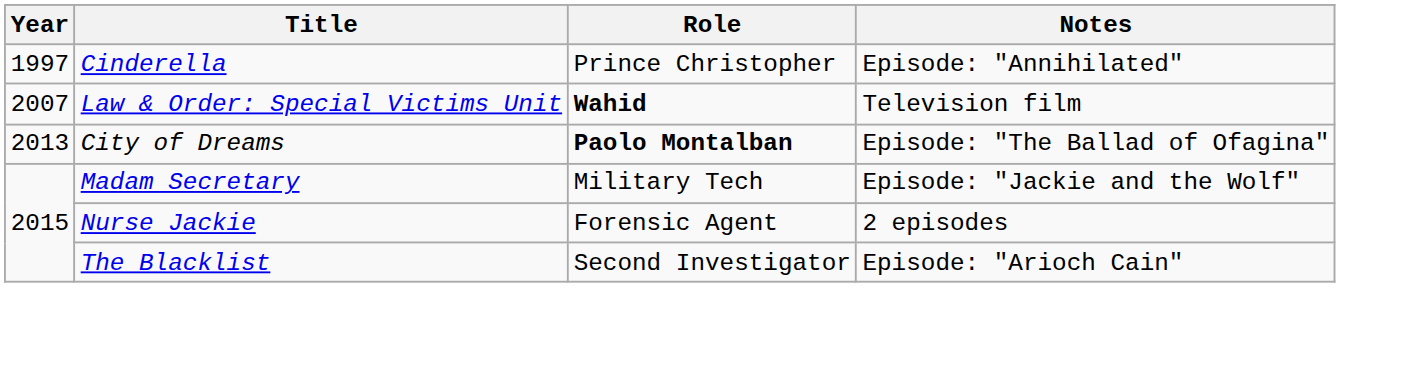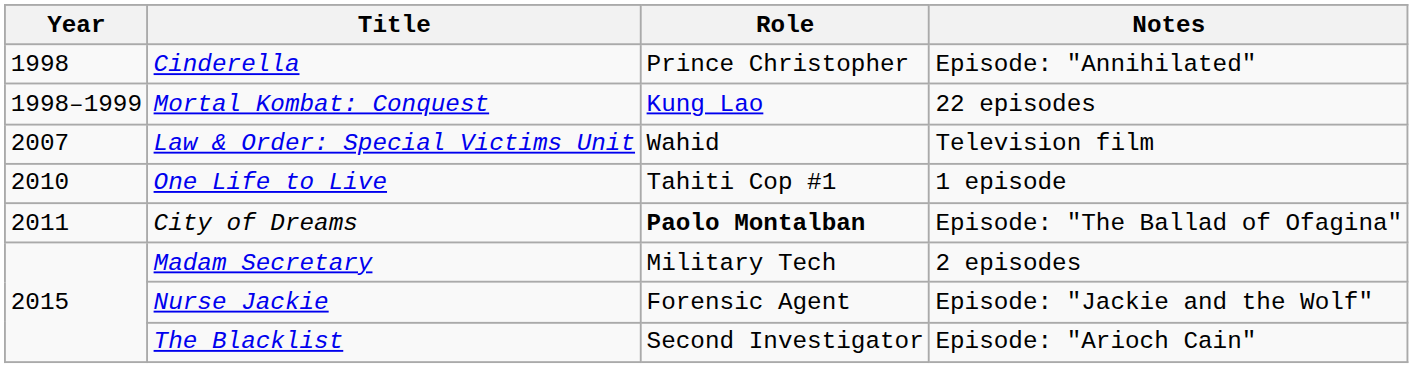(40, 64) 1997 -> (40, 64) 1998
+ row: (321, 104)
(610, 104) bold -> (683, 144) normal
+ row: (270, 183)
(40, 144) 2013 -> (40, 223) 2011
(1081, 183) Episode: "Jackie and the Wolf" -> (1008, 262) 2 episodes
(935, 223) 2 episodes -> (1154, 302) Episode: "Jackie and the Wolf"
